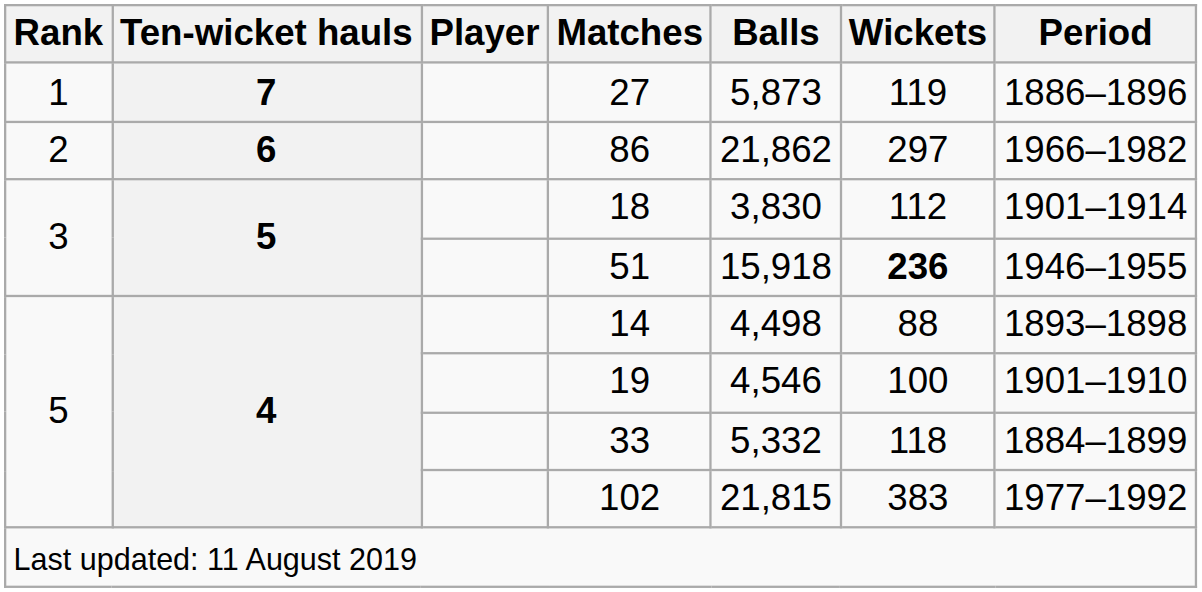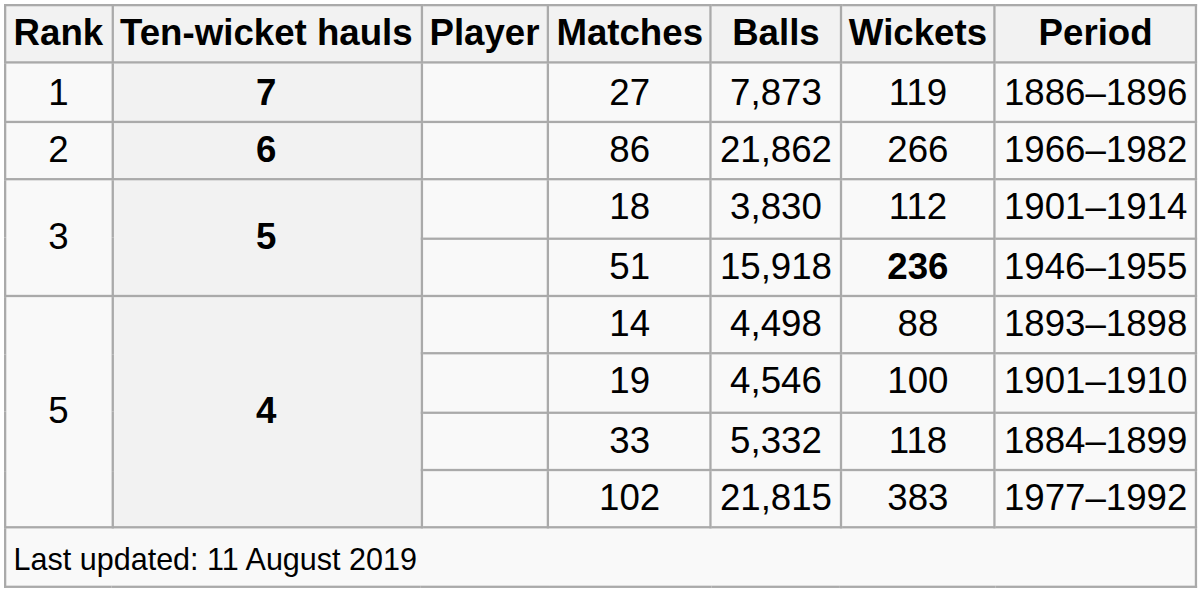(776, 91) 5,873 -> (776, 91) 7,873
(918, 149) 297 -> (918, 149) 266
